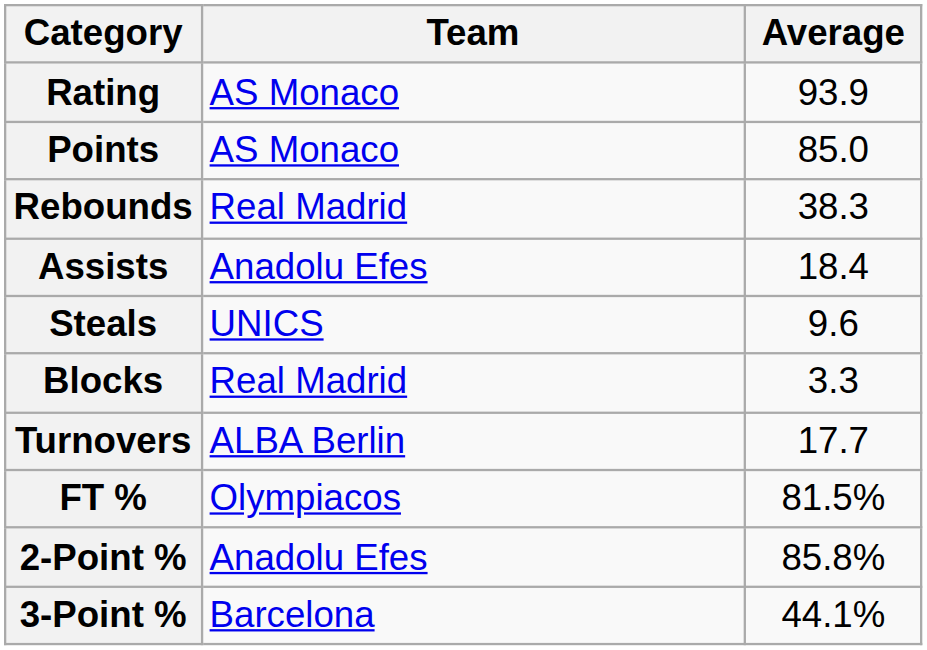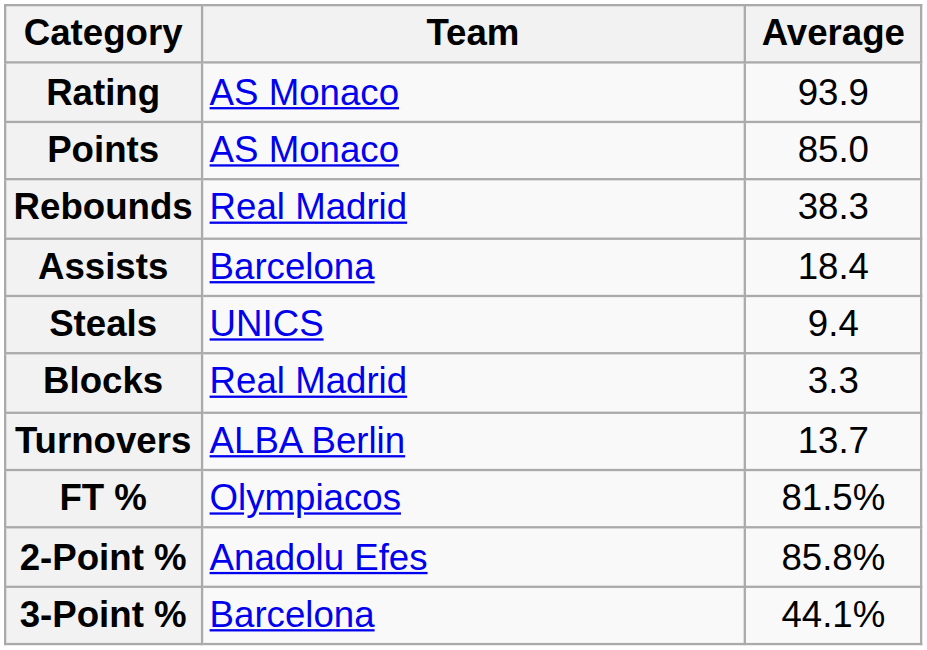(319, 265) Anadolu Efes -> (292, 265) Barcelona
(833, 324) 9.6 -> (833, 324) 9.4
(833, 440) 17.7 -> (833, 440) 13.7
